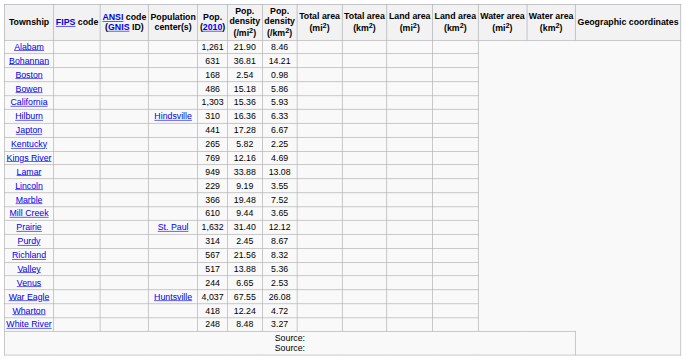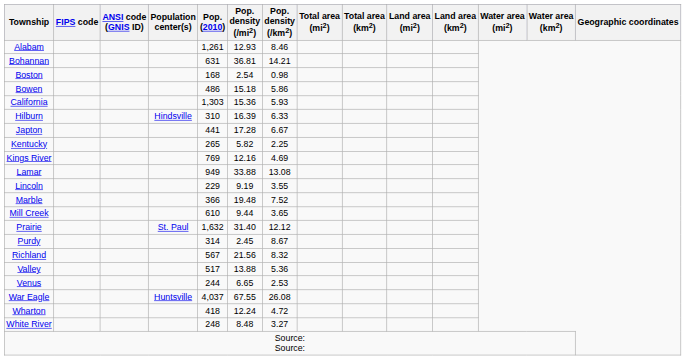(245, 47) 21.90 -> (245, 47) 12.93
(245, 117) 16.36 -> (245, 117) 16.39
